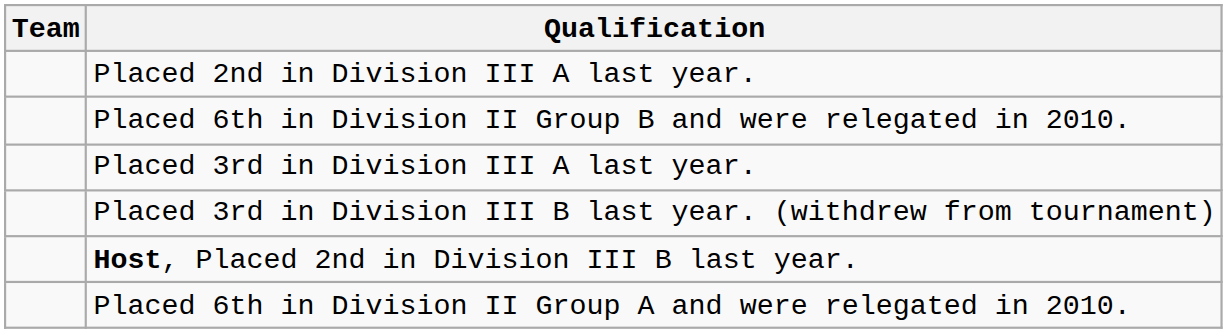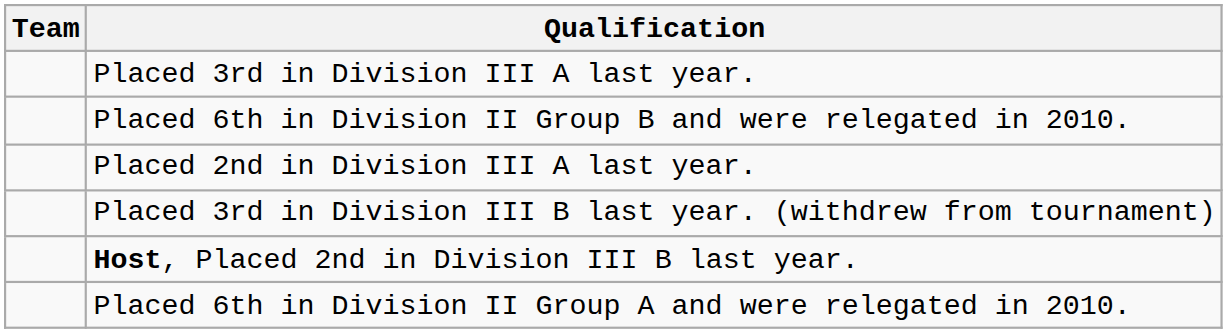rows swapped: (425, 74) <-> (425, 167)
